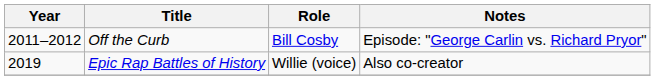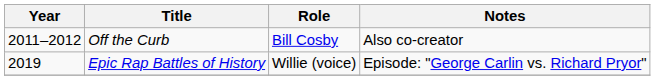(505, 39) Episode: "George Carlin vs. Richard Pryor" -> (413, 39) Also co-creator
(413, 63) Also co-creator -> (505, 63) Episode: "George Carlin vs. Richard Pryor"
